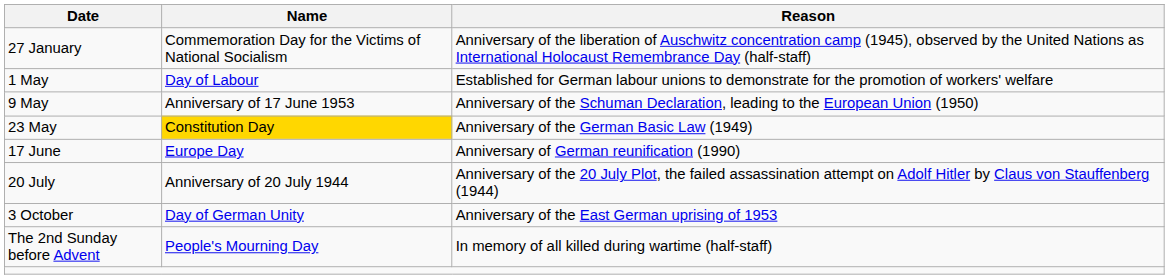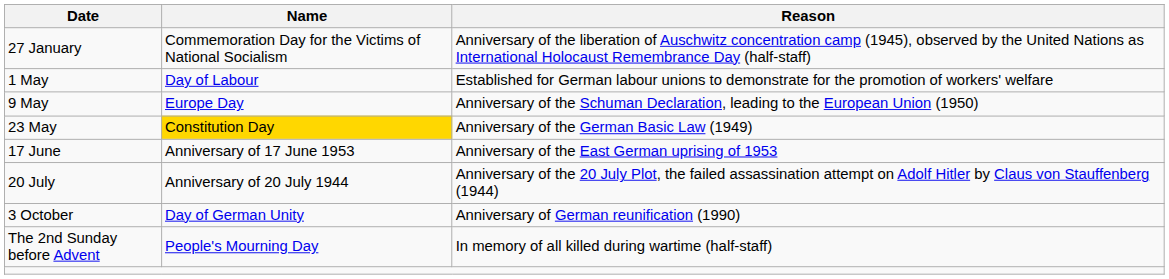(260, 103) Anniversary of 17 June 1953 -> (204, 103) Europe Day
(204, 151) Europe Day -> (260, 151) Anniversary of 17 June 1953
(598, 151) Anniversary of German reunification (1990) -> (617, 151) Anniversary of the East German uprising of 1953
(617, 214) Anniversary of the East German uprising of 1953 -> (598, 214) Anniversary of German reunification (1990)
